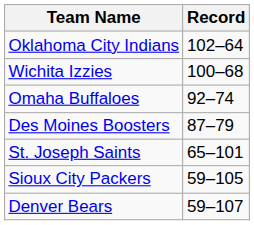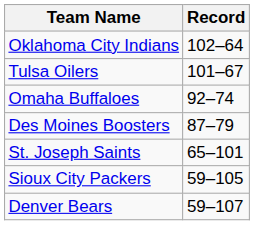+ row: (53, 71)
- row: (60, 71)
